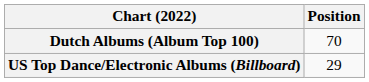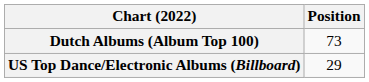(334, 41) 70 -> (334, 41) 73
